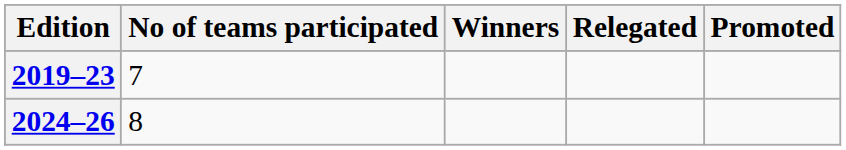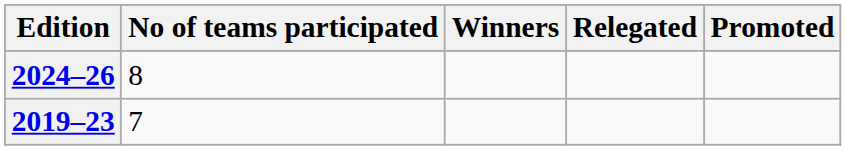rows swapped: (63, 74) <-> (63, 121)
